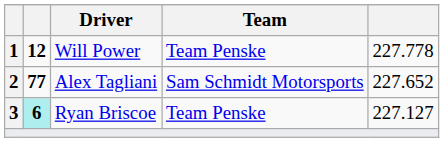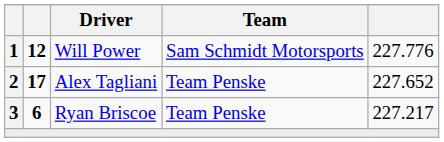(216, 51) Team Penske -> (265, 51) Sam Schmidt Motorsports
(403, 51) 227.778 -> (403, 51) 227.776
(37, 82) 77 -> (37, 82) 17
(265, 82) Sam Schmidt Motorsports -> (216, 82) Team Penske
(37, 113) paleturquoise background -> (37, 113) no background
(403, 113) 227.127 -> (403, 113) 227.217
